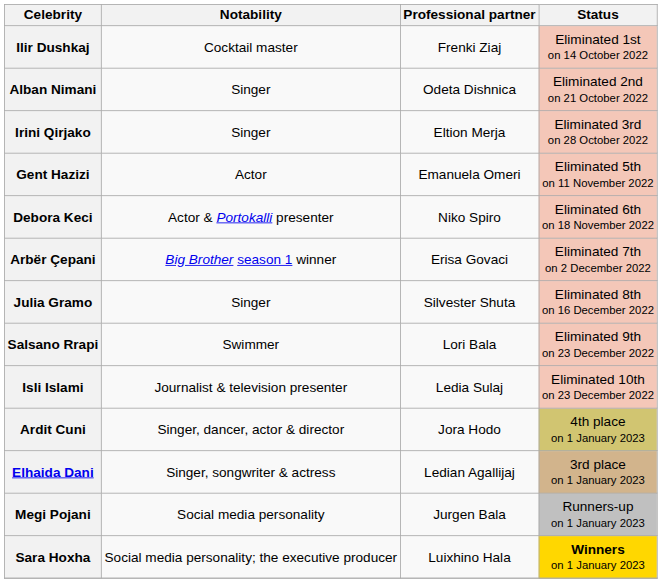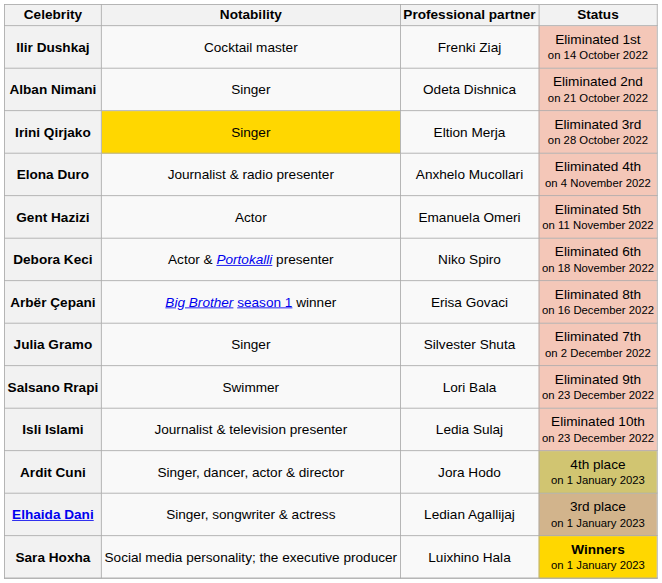(251, 132) no background -> (251, 132) gold background
+ row: (53, 174)
(598, 259) Eliminated 7th on 2 December 2022 -> (598, 302) Eliminated 8th on 16 December 2022
(598, 302) Eliminated 8th on 16 December 2022 -> (598, 344) Eliminated 7th on 2 December 2022
- row: (53, 514)
